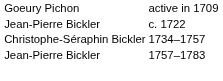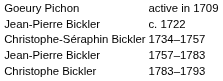+ row: (177, 71)
